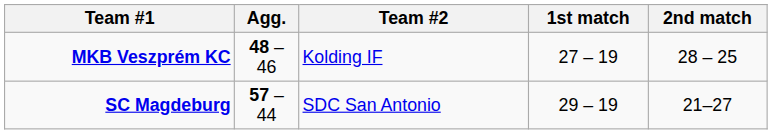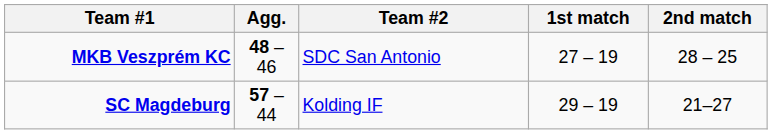(343, 56) Kolding IF -> (372, 56) SDC San Antonio
(372, 104) SDC San Antonio -> (343, 104) Kolding IF
